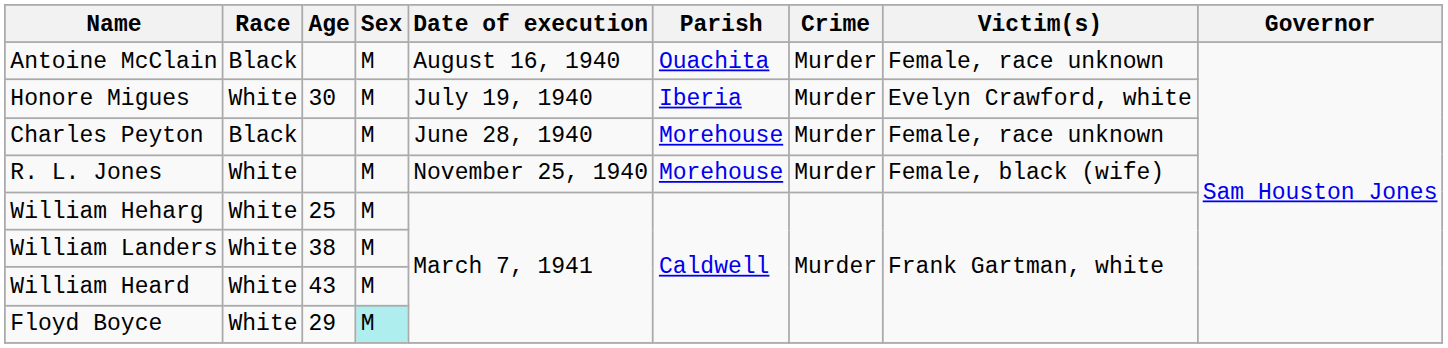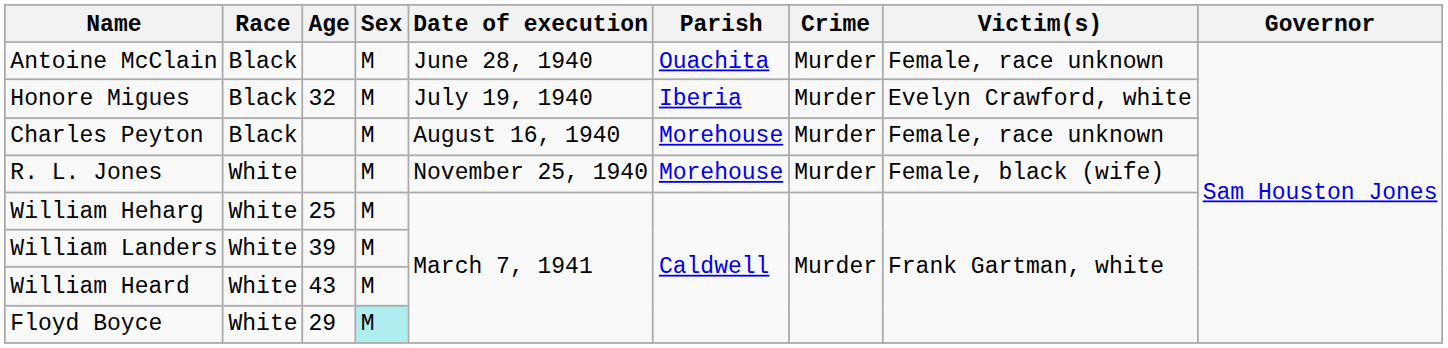(517, 61) August 16, 1940 -> (503, 61) June 28, 1940
(263, 99) White -> (263, 99) Black
(322, 99) 30 -> (322, 99) 32
(503, 136) June 28, 1940 -> (517, 136) August 16, 1940
(322, 249) 38 -> (322, 249) 39
